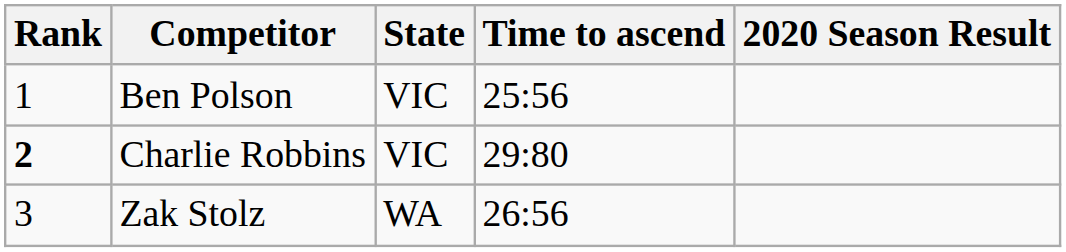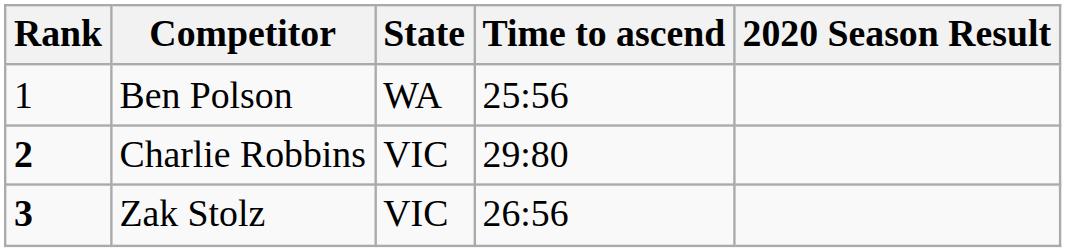(416, 94) VIC -> (413, 94) WA
(23, 214) normal -> (23, 214) bold
(413, 214) WA -> (416, 214) VIC
